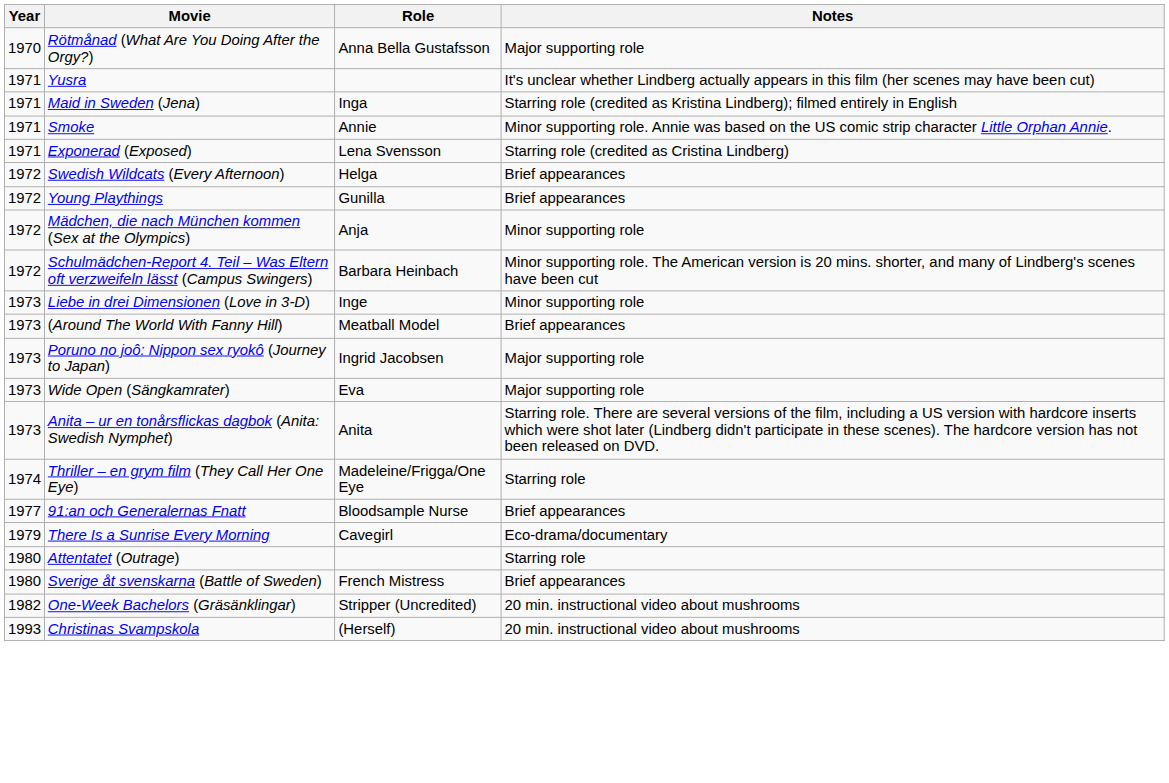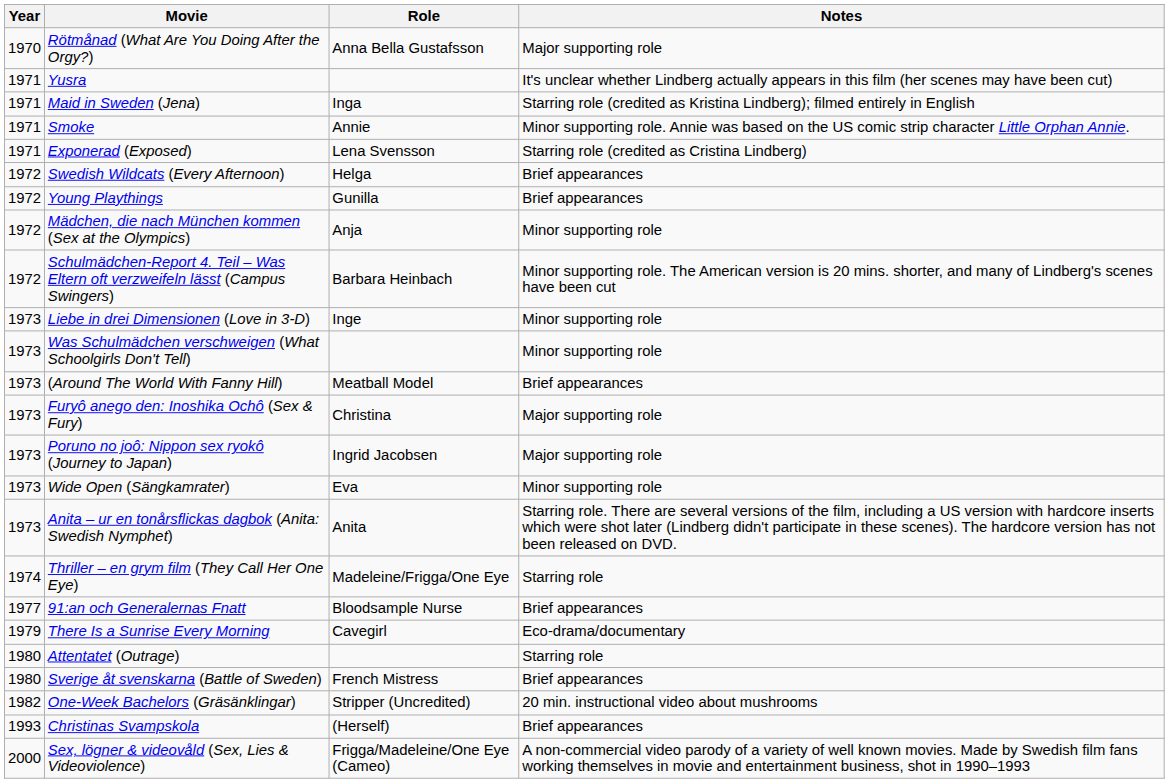+ row: (183, 351)
+ row: (180, 415)
(574, 390) Major supporting role -> (592, 487) Minor supporting role
(652, 629) 20 min. instructional video about mushrooms -> (583, 726) Brief appearances
+ row: (168, 758)
